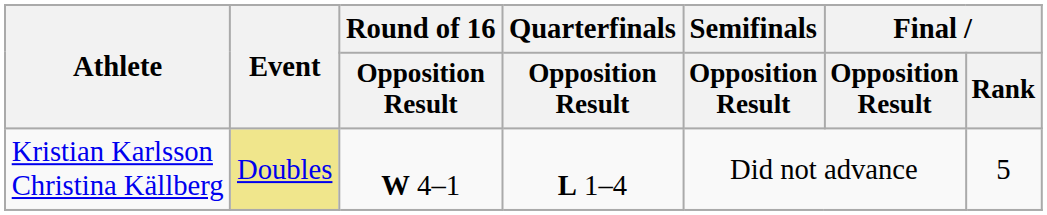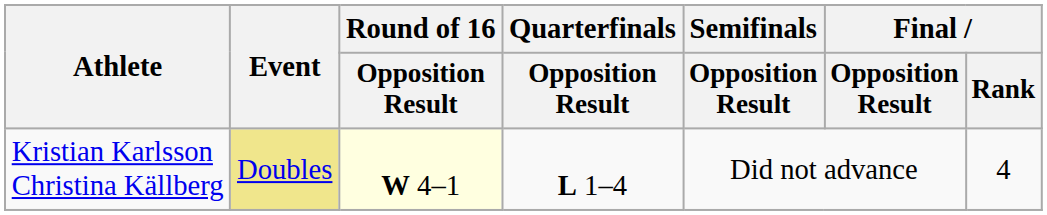(421, 186) no background -> (421, 186) lightyellow background
(1003, 169) 5 -> (1003, 169) 4
